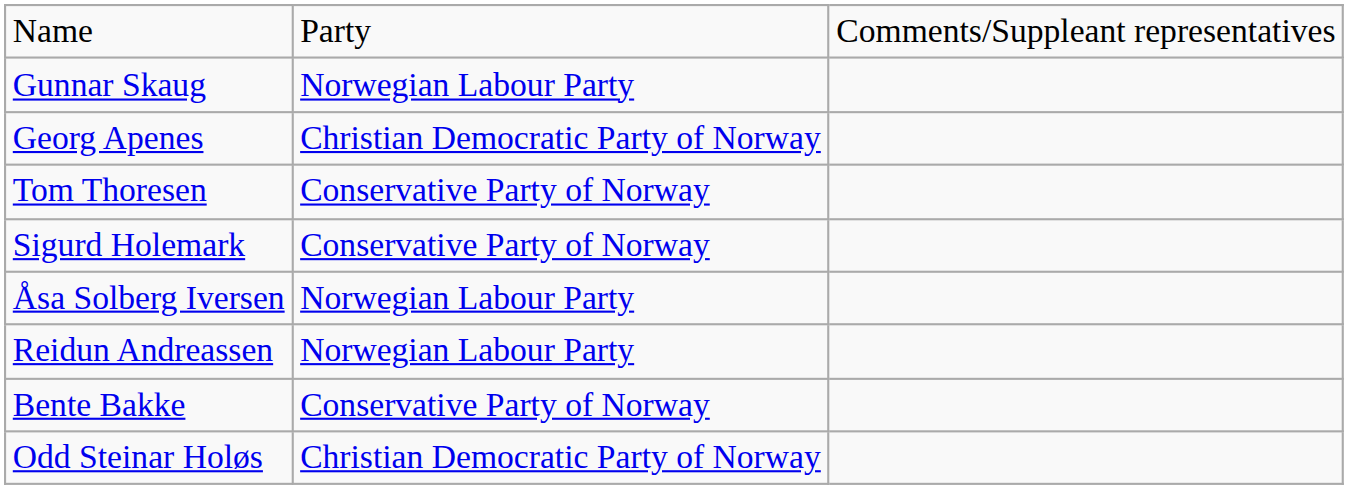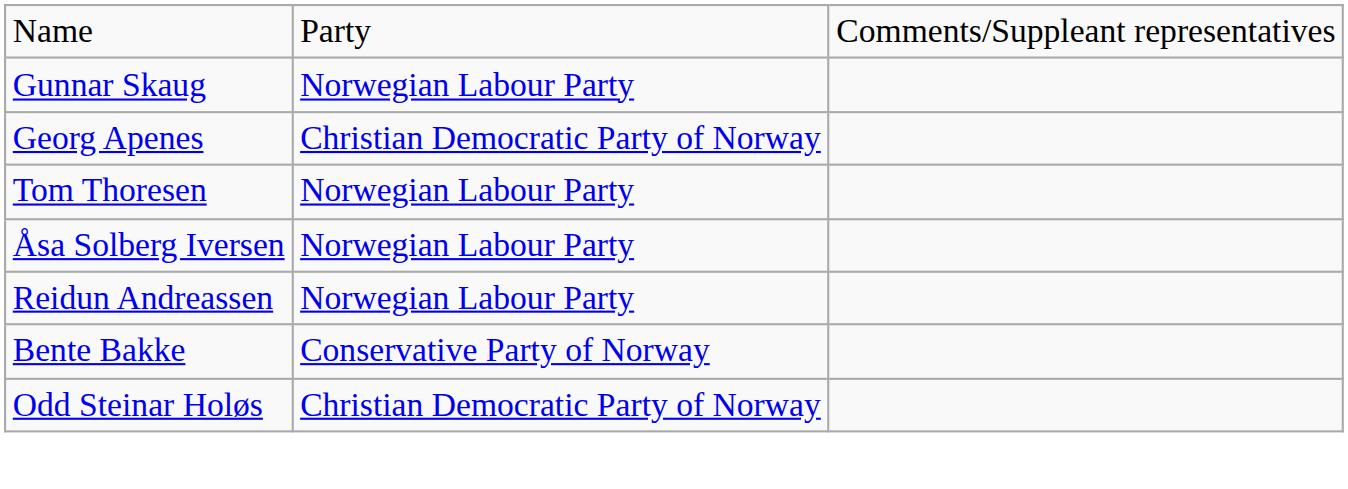(505, 191) Conservative Party of Norway -> (467, 191) Norwegian Labour Party
- row: (129, 244)
